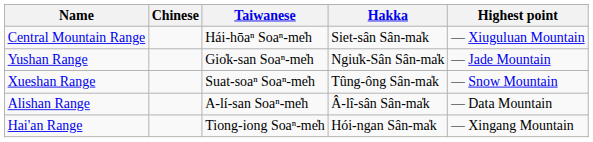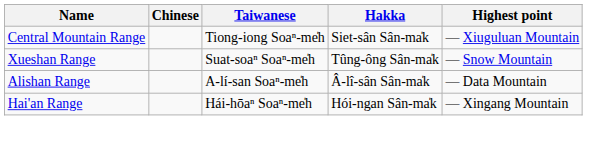(259, 37) Hái-hōaⁿ Soaⁿ-me̍h -> (265, 37) Tiong-iong Soaⁿ-me̍h
- row: (48, 59)
(265, 125) Tiong-iong Soaⁿ-me̍h -> (259, 103) Hái-hōaⁿ Soaⁿ-me̍h
